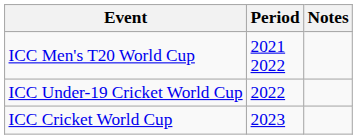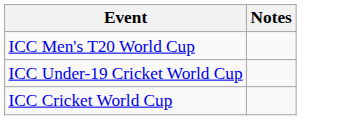- column: (275, 18)
